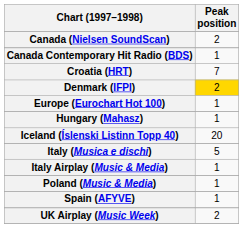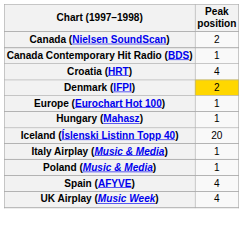(217, 71) 7 -> (217, 71) 4
- row: (100, 151)
(217, 199) 1 -> (217, 183) 4
(217, 215) 2 -> (217, 199) 4
